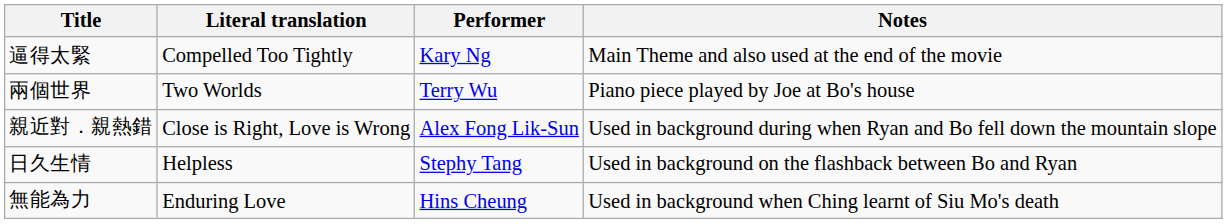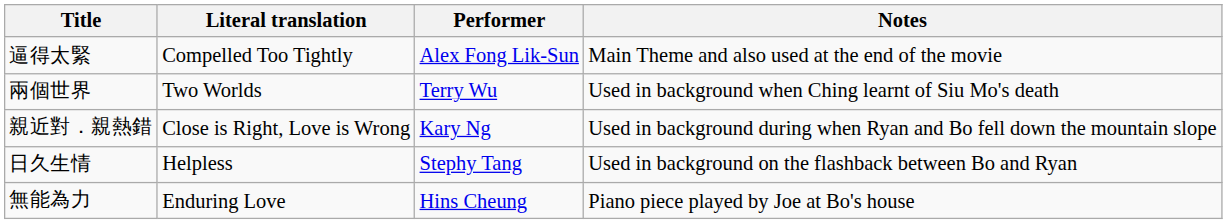(455, 55) Kary Ng -> (499, 55) Alex Fong Lik-Sun
(751, 91) Piano piece played by Joe at Bo's house -> (824, 91) Used in background when Ching learnt of Siu Mo's death
(499, 127) Alex Fong Lik-Sun -> (455, 127) Kary Ng
(824, 200) Used in background when Ching learnt of Siu Mo's death -> (751, 200) Piano piece played by Joe at Bo's house
